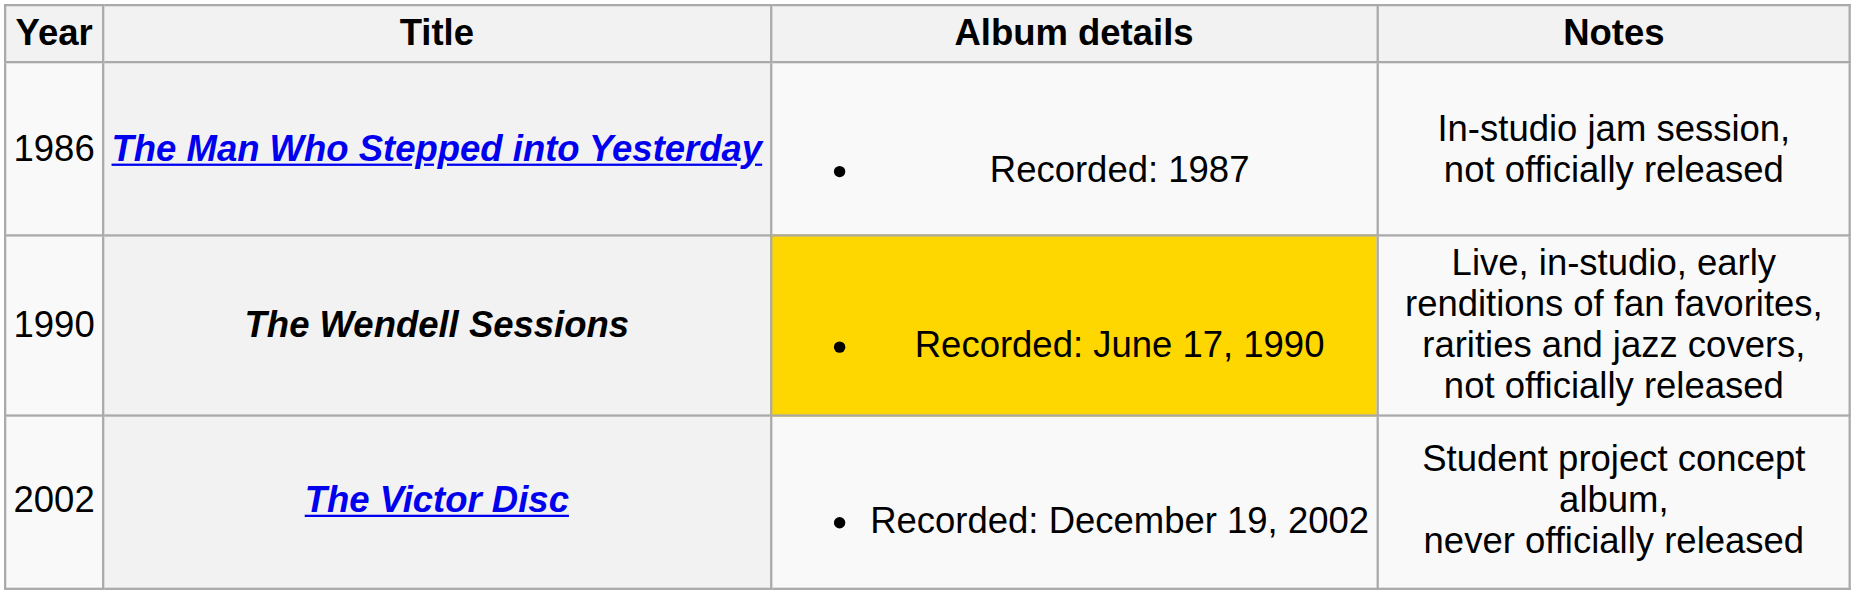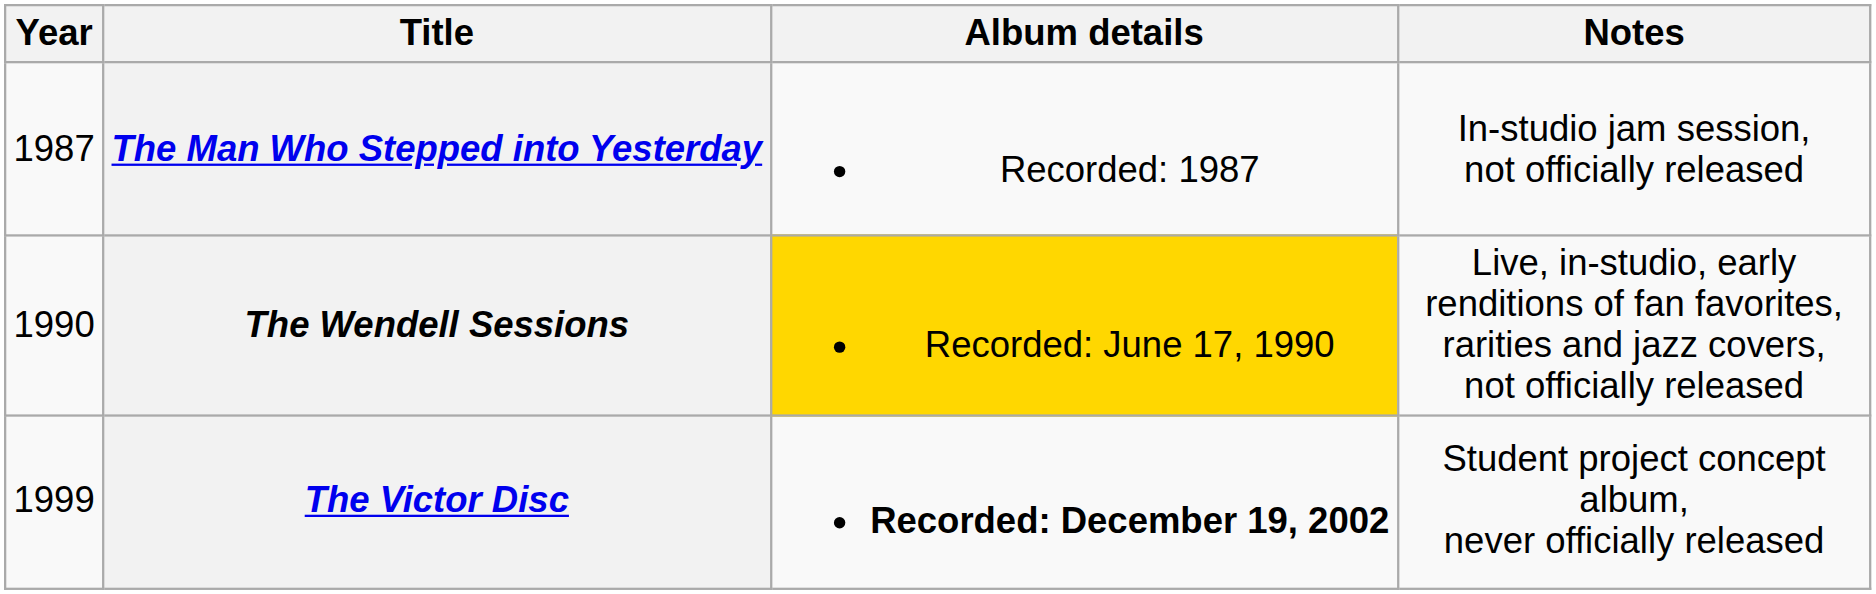(54, 148) 1986 -> (54, 148) 1987
(54, 501) 2002 -> (54, 501) 1999
(1074, 522) normal -> (1084, 522) bold
